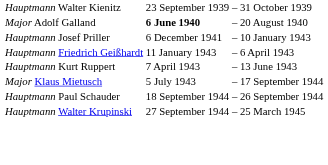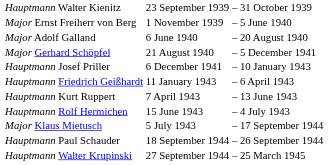+ row: (71, 22)
(173, 22) bold -> (172, 37) normal
+ row: (58, 52)
+ row: (66, 111)
